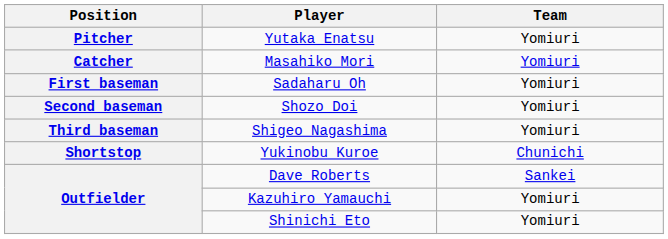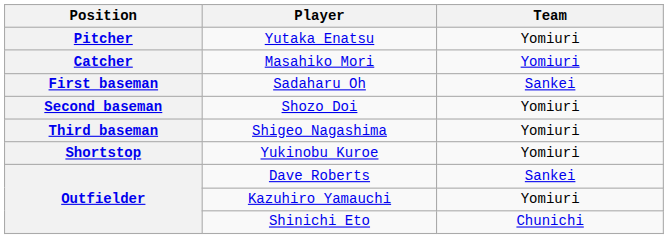(550, 85) Yomiuri -> (550, 85) Sankei
(550, 153) Chunichi -> (550, 153) Yomiuri
(550, 222) Yomiuri -> (550, 222) Chunichi
